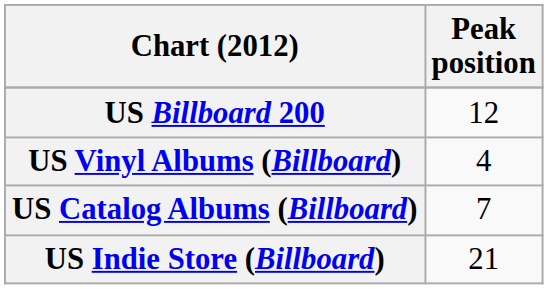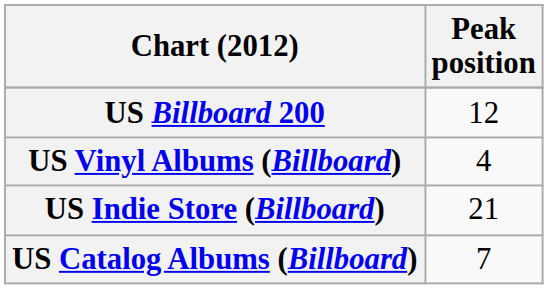rows swapped: (215, 209) <-> (215, 258)
